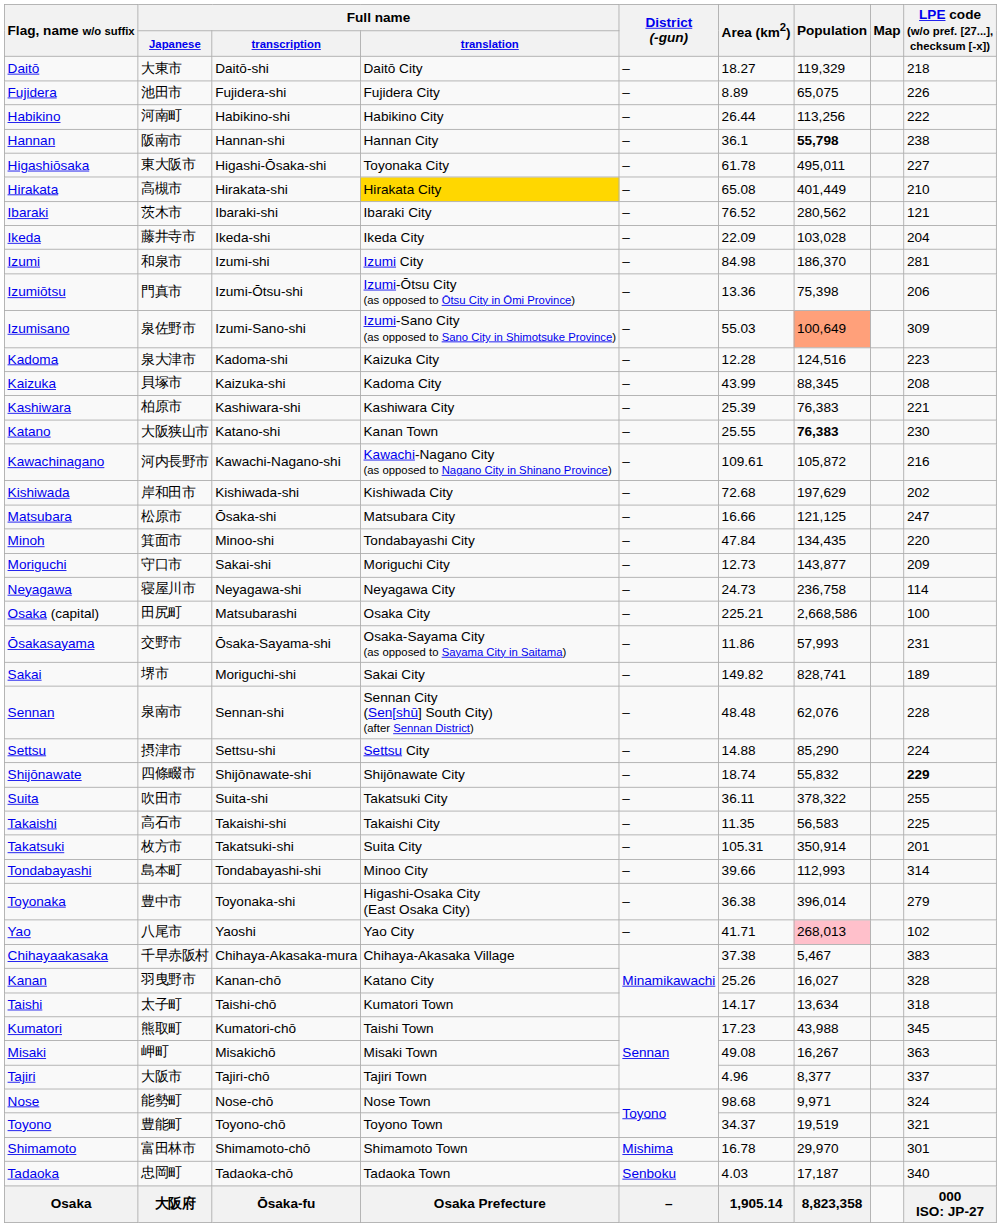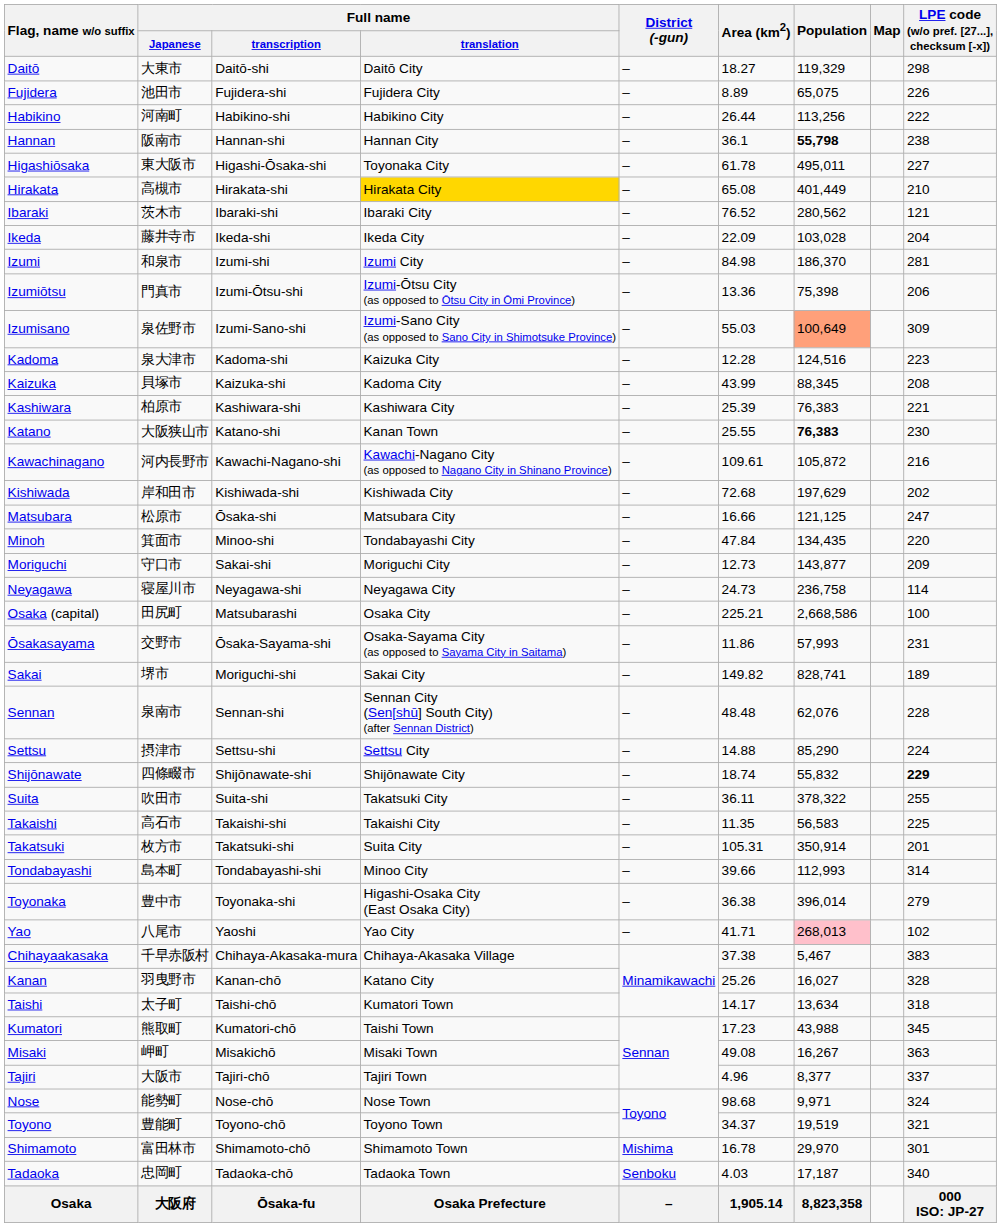(918, 68) 218 -> (918, 68) 298
